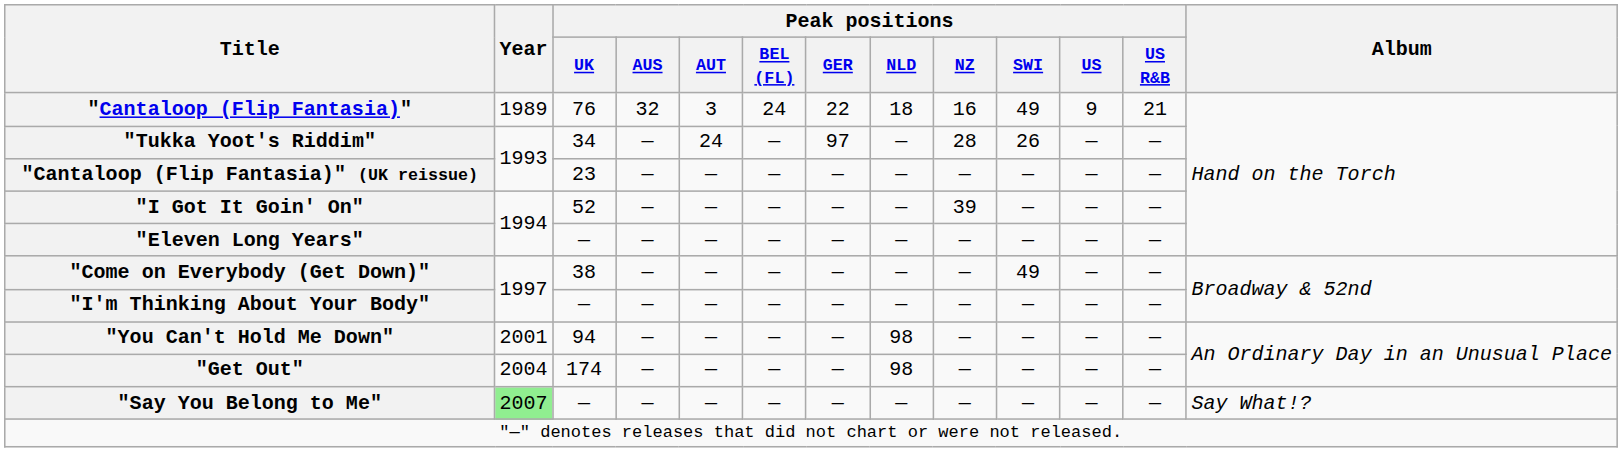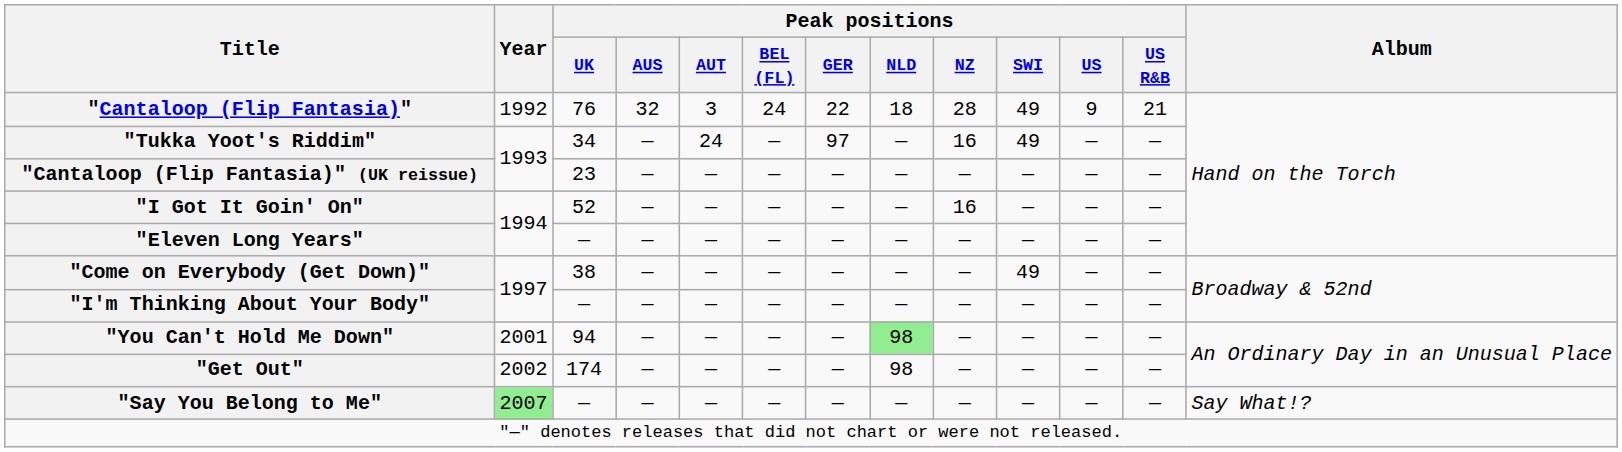(524, 109) 1989 -> (524, 109) 1992
(965, 109) 16 -> (965, 109) 28
(965, 142) 28 -> (965, 142) 16
(1028, 142) 26 -> (1028, 142) 49
(965, 207) 39 -> (965, 207) 16
(901, 338) no background -> (901, 338) lightgreen background
(524, 370) 2004 -> (524, 370) 2002
